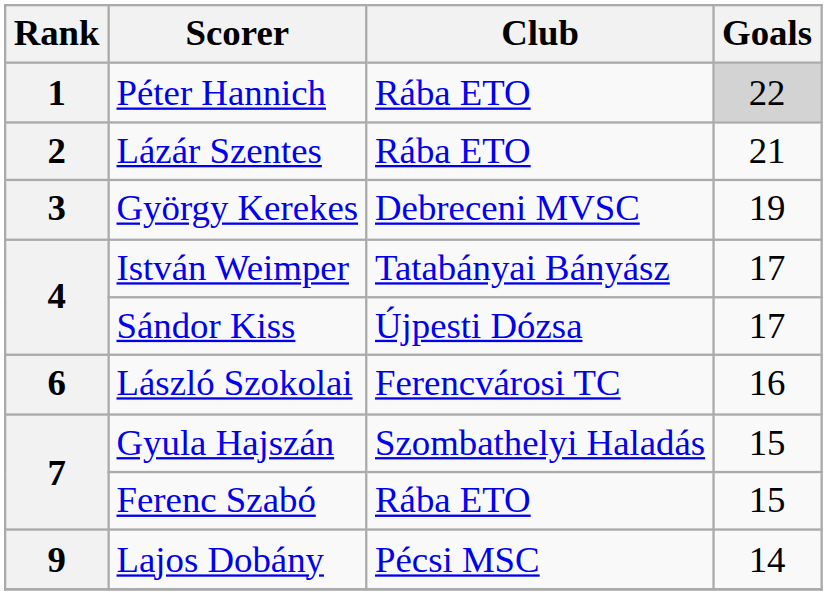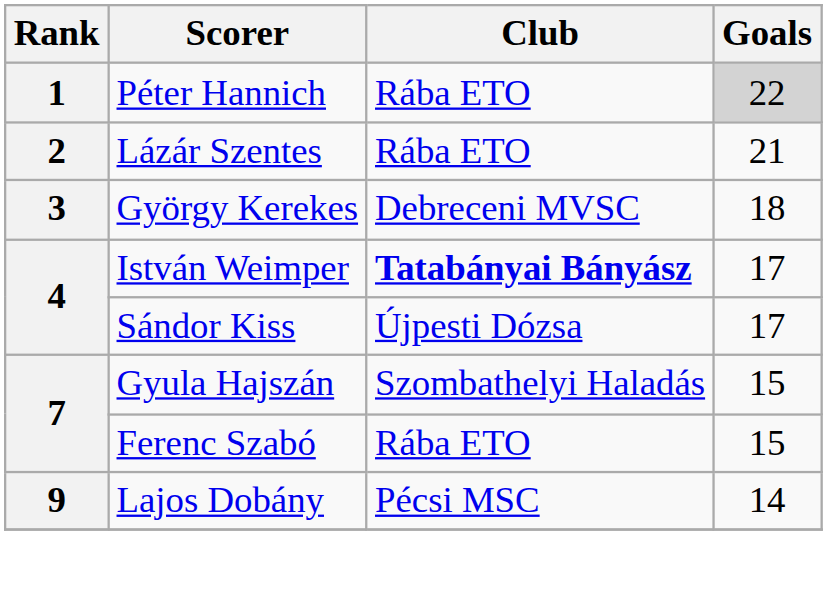(767, 208) 19 -> (767, 208) 18
(522, 267) normal -> (533, 267) bold
- row: (235, 383)
